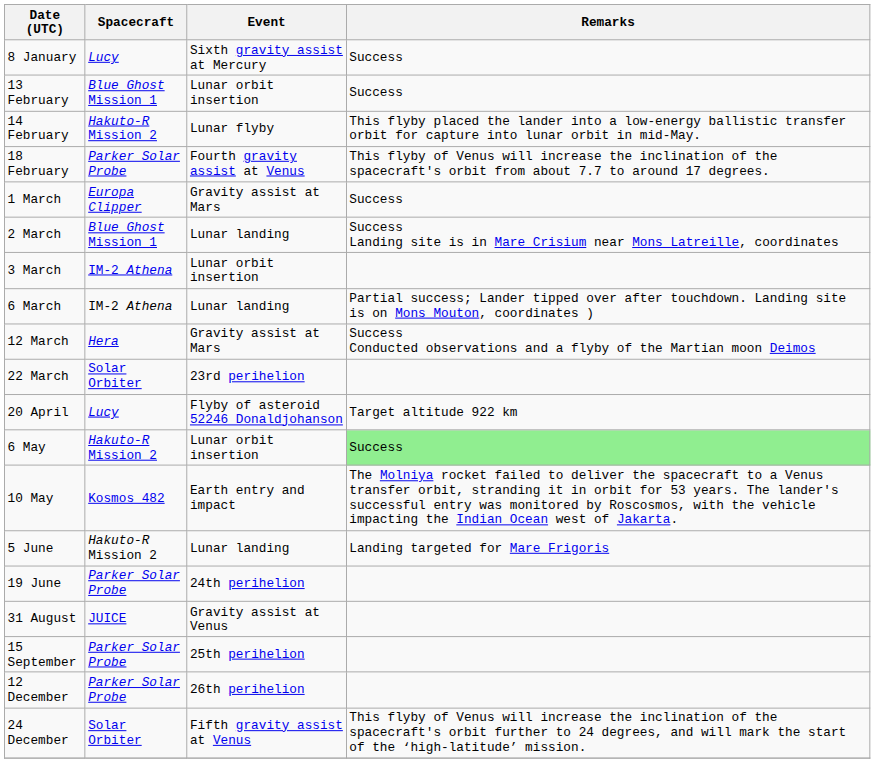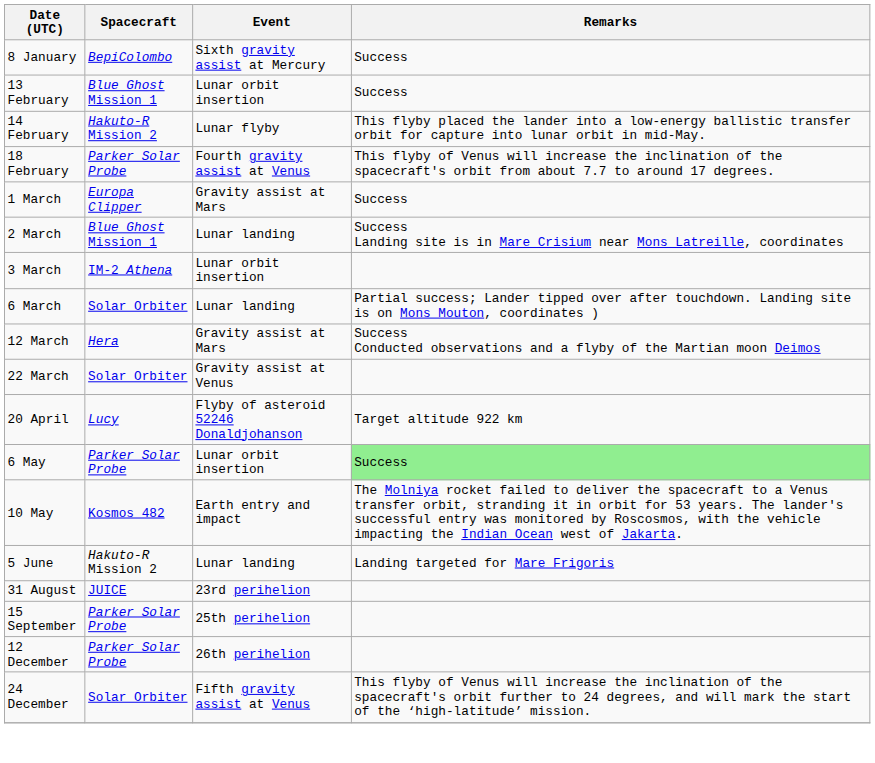(103, 58) Lucy -> (130, 58) BepiColombo
(130, 306) IM-2 Athena -> (138, 306) Solar Orbiter
(247, 377) 23rd perihelion -> (260, 377) Gravity assist at Venus
(123, 448) Hakuto-R Mission 2 -> (134, 462) Parker Solar Probe
- row: (34, 584)
(255, 619) Gravity assist at Venus -> (253, 591) 23rd perihelion
